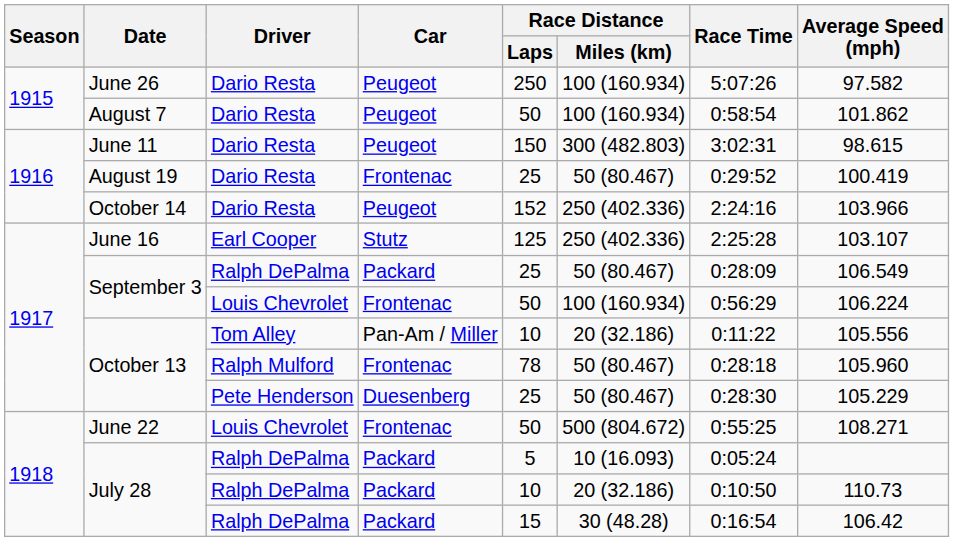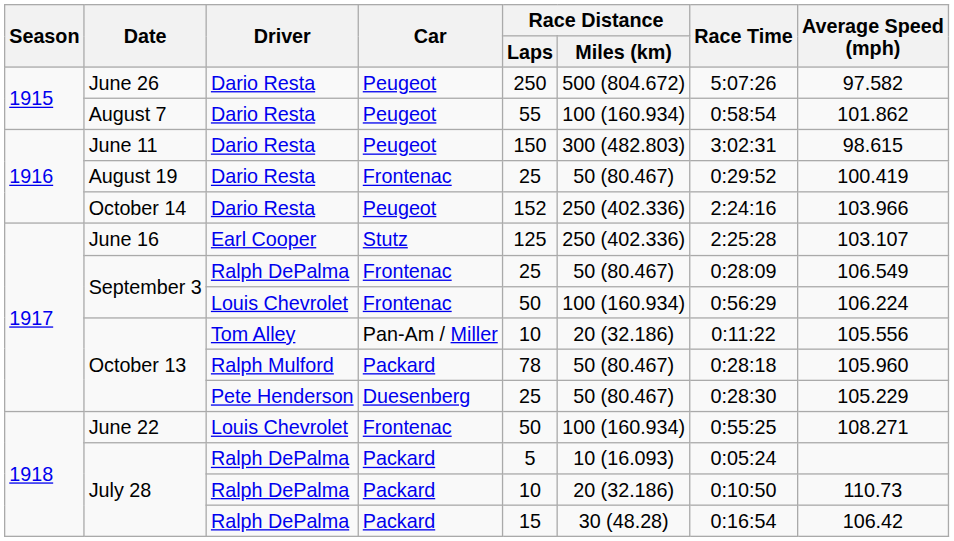(624, 83) 100 (160.934) -> (624, 83) 500 (804.672)
(530, 114) 50 -> (530, 114) 55
(399, 271) Packard -> (407, 271) Frontenac
(407, 365) Frontenac -> (399, 365) Packard
(624, 427) 500 (804.672) -> (624, 427) 100 (160.934)
